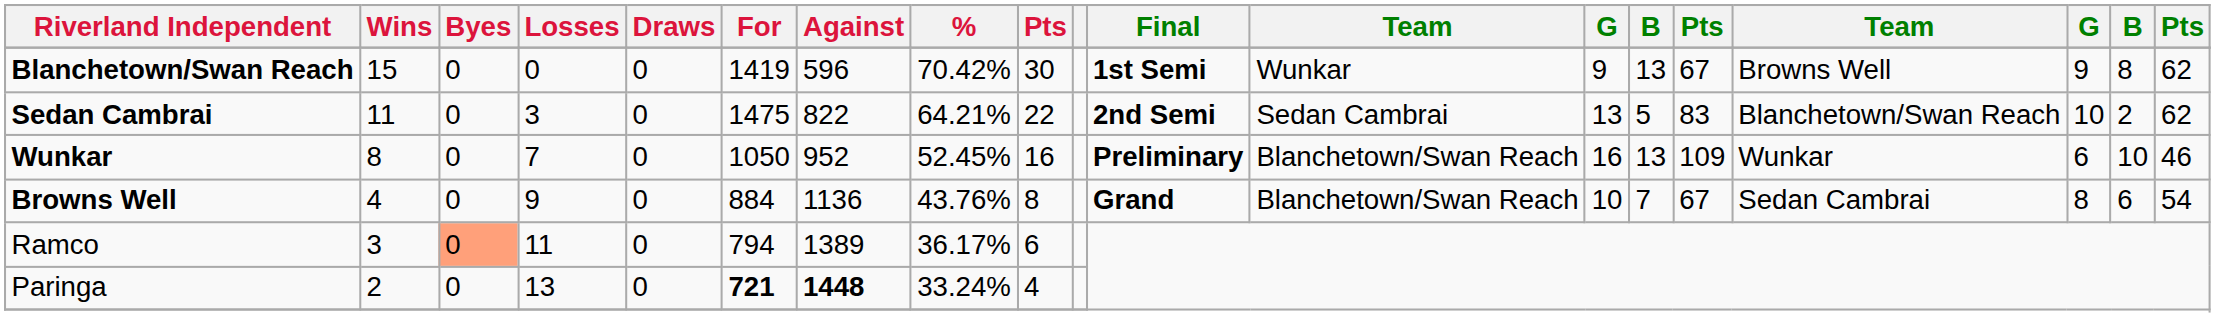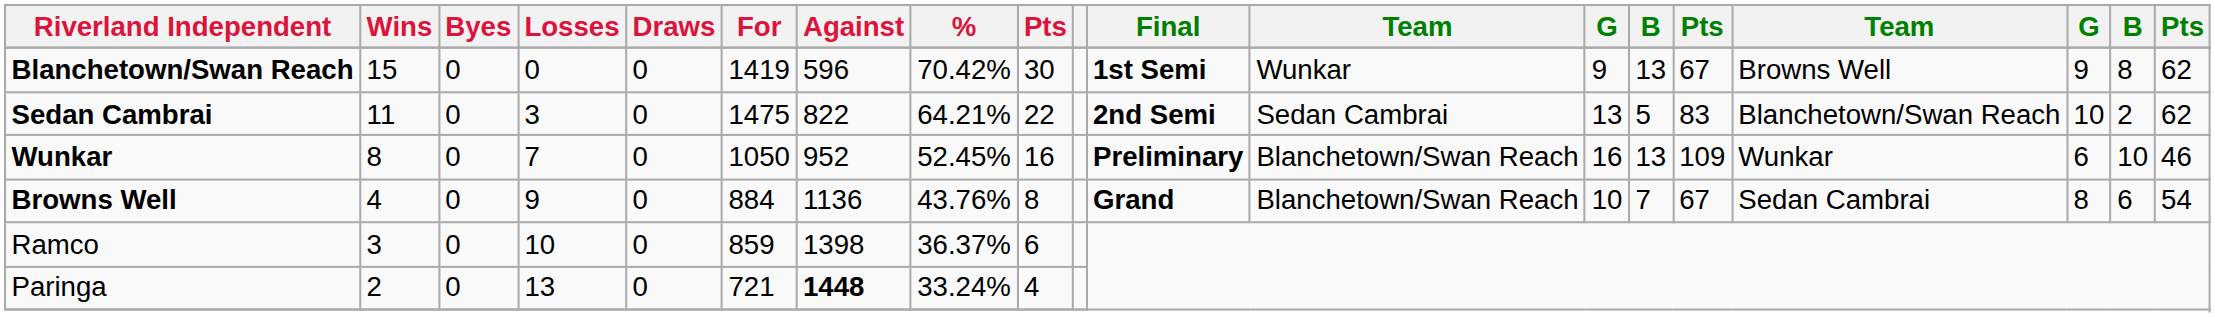(453, 244) lightsalmon background -> (453, 244) no background
(539, 244) 11 -> (540, 244) 10
(752, 244) 794 -> (752, 244) 859
(834, 244) 1389 -> (834, 244) 1398
(964, 244) 36.17% -> (964, 244) 36.37%
(752, 287) bold -> (752, 287) normal
